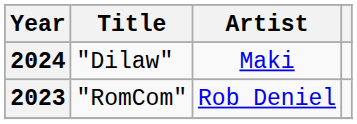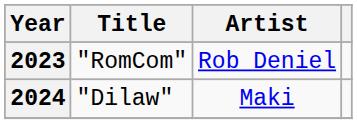rows swapped: (38, 99) <-> (38, 61)
